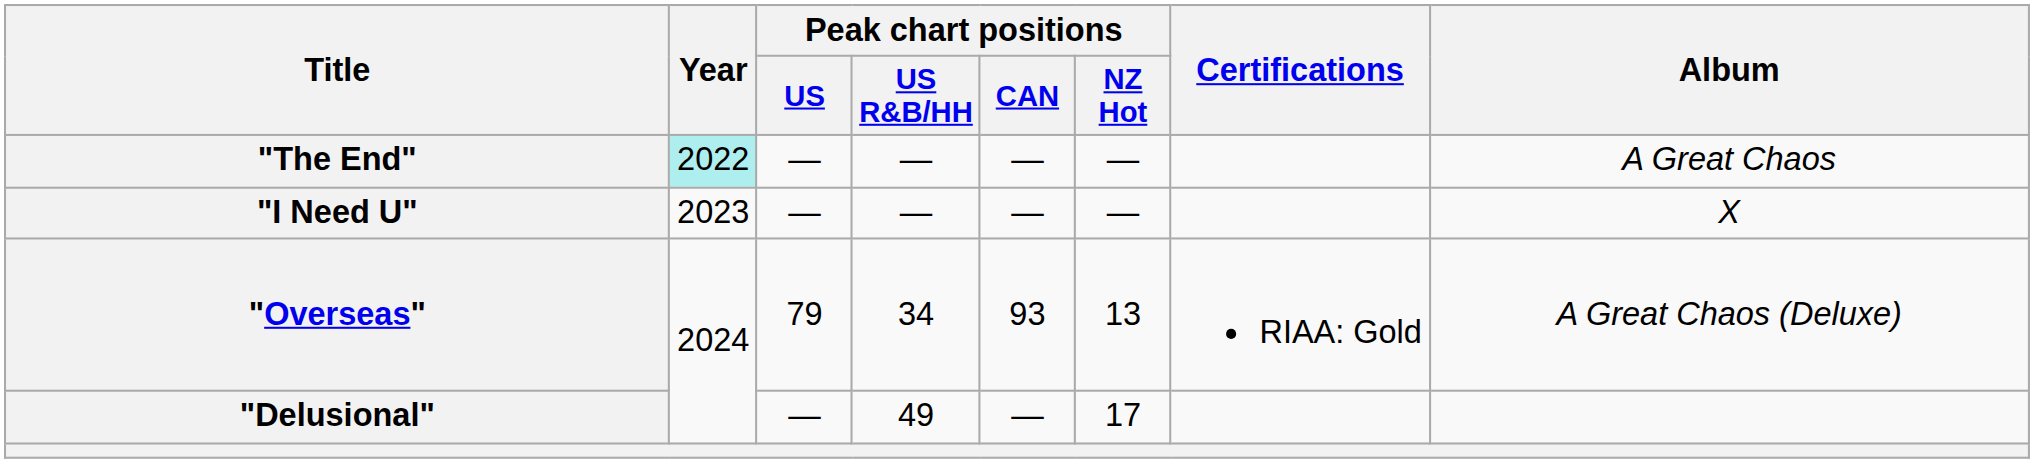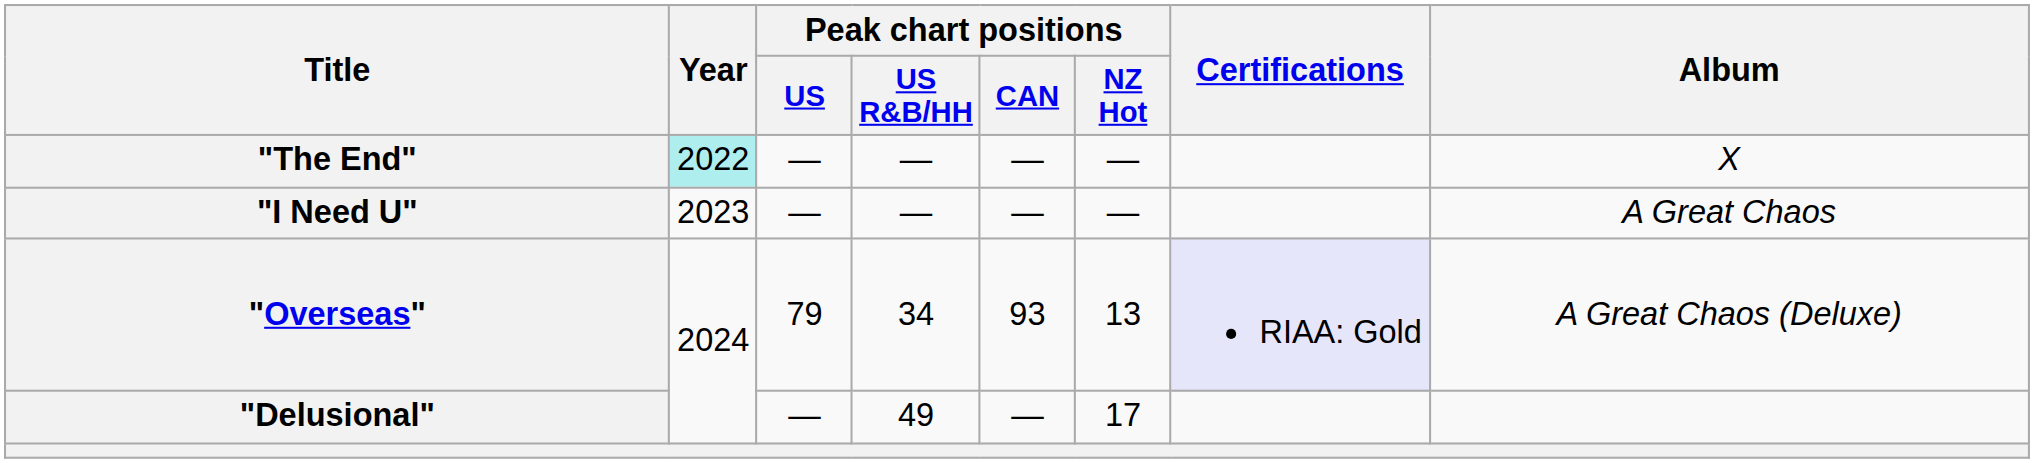(1729, 160) A Great Chaos -> (1729, 160) X
(1729, 211) X -> (1729, 211) A Great Chaos
(1300, 333) no background -> (1300, 333) lavender background
